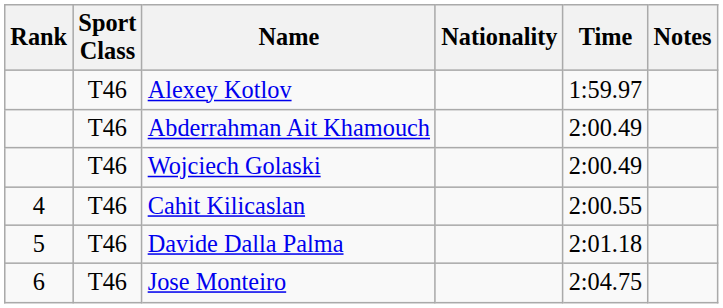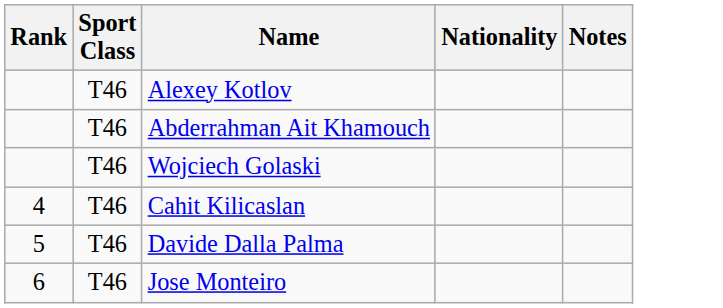- column: (605, 37)
